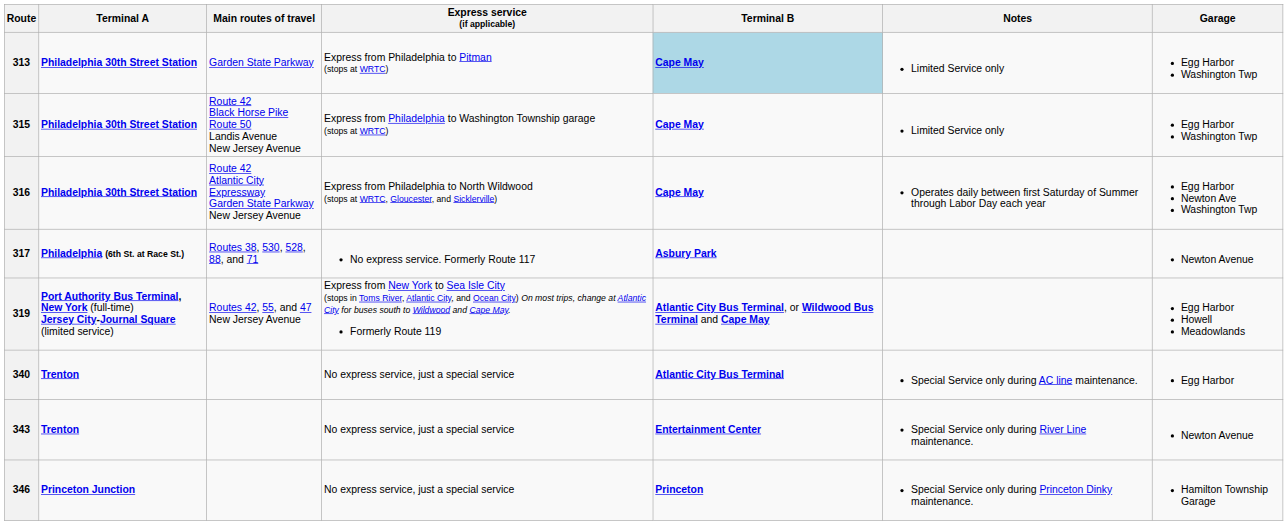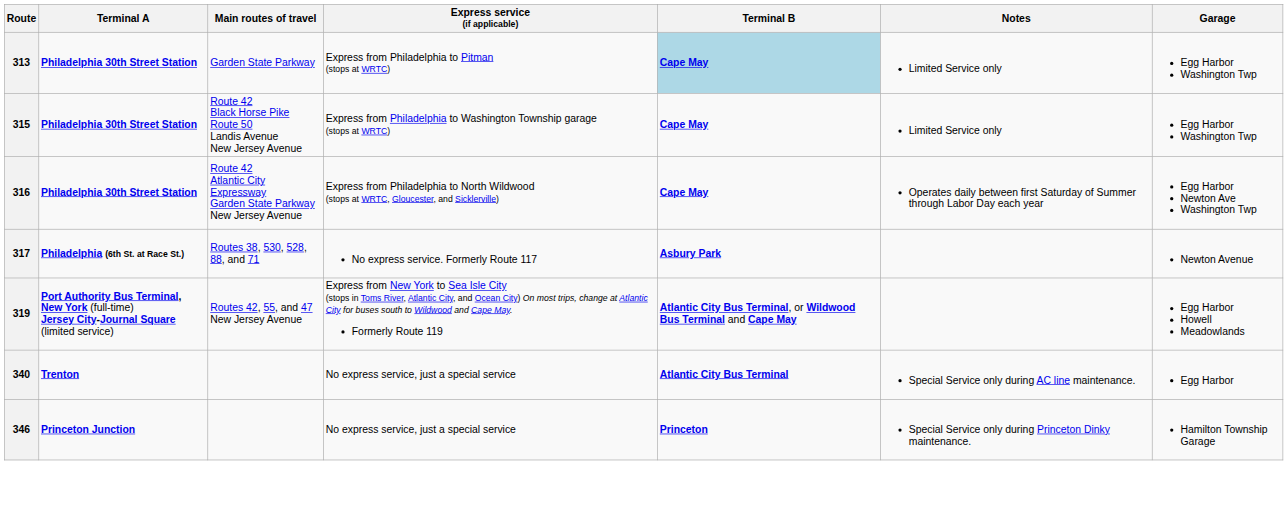- row: (21, 430)
